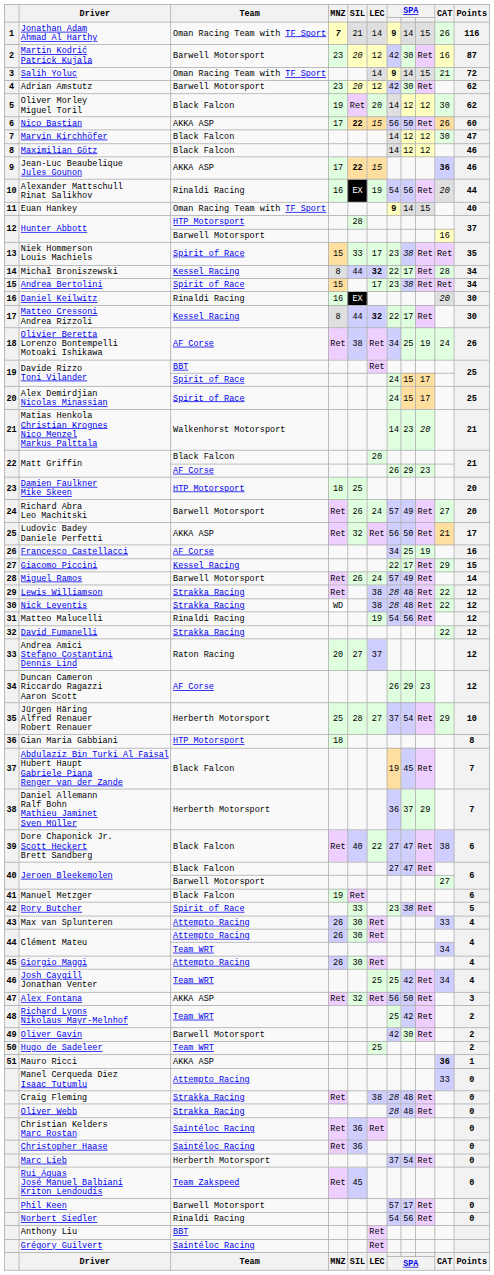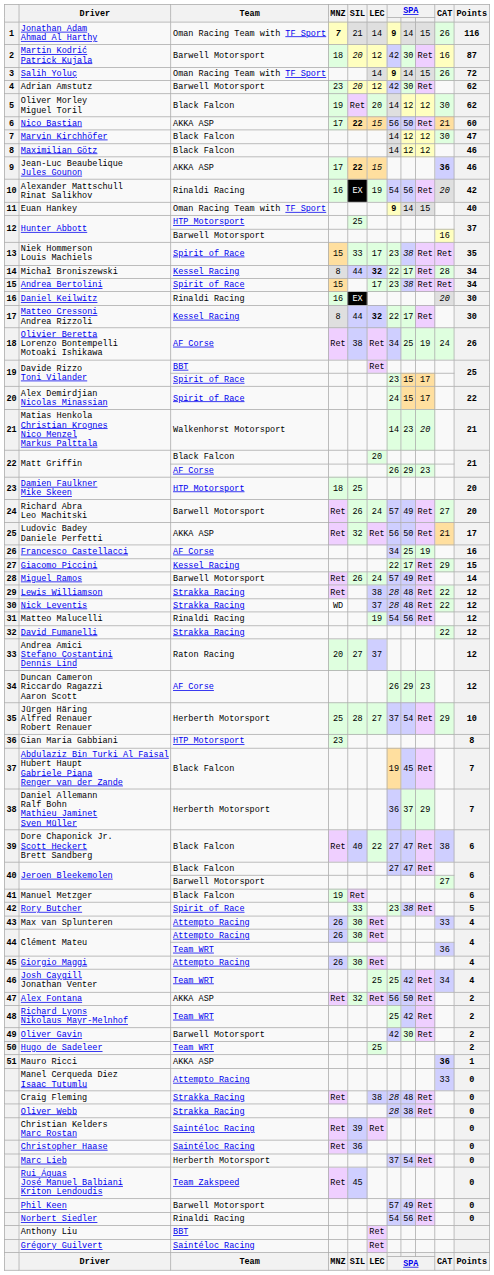(338, 56) 23 -> (338, 56) 18
(445, 74) 21 -> (445, 74) 26
(445, 123) 26 -> (445, 123) 21
(472, 191) 44 -> (472, 191) 42
(357, 222) 28 -> (357, 222) 25
(394, 380) 24 -> (394, 380) 23
(472, 398) 25 -> (472, 398) 22
(377, 605) 38 -> (377, 605) 37
(338, 741) 18 -> (338, 741) 23
(445, 949) 34 -> (445, 949) 36
(472, 999) 3 -> (472, 999) 2
(408, 1111) 48 -> (408, 1111) 38
(357, 1129) 36 -> (357, 1129) 39
(408, 1206) 17 -> (408, 1206) 49
